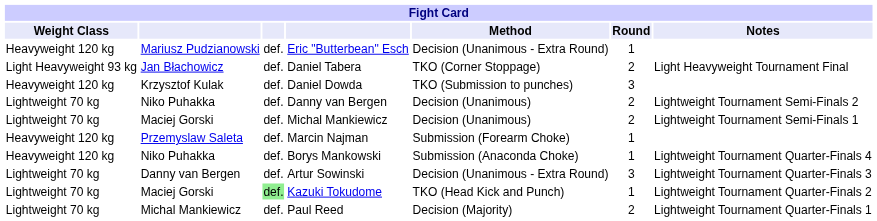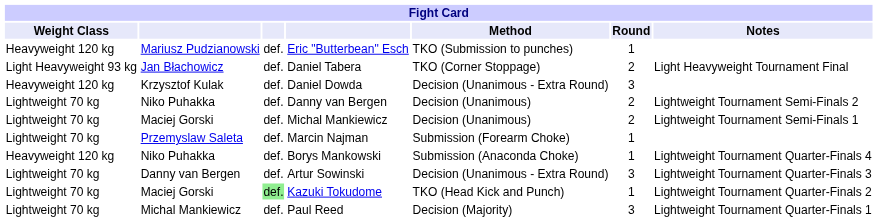(511, 49) Decision (Unanimous - Extra Round) -> (493, 49) TKO (Submission to punches)
(493, 84) TKO (Submission to punches) -> (511, 84) Decision (Unanimous - Extra Round)
(60, 138) Heavyweight 120 kg -> (53, 138) Lightweight 70 kg
(631, 209) 2 -> (631, 209) 3
